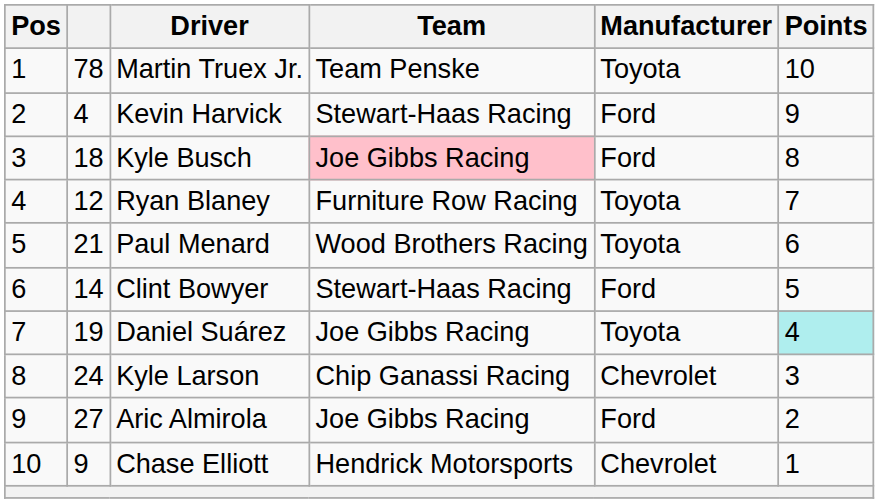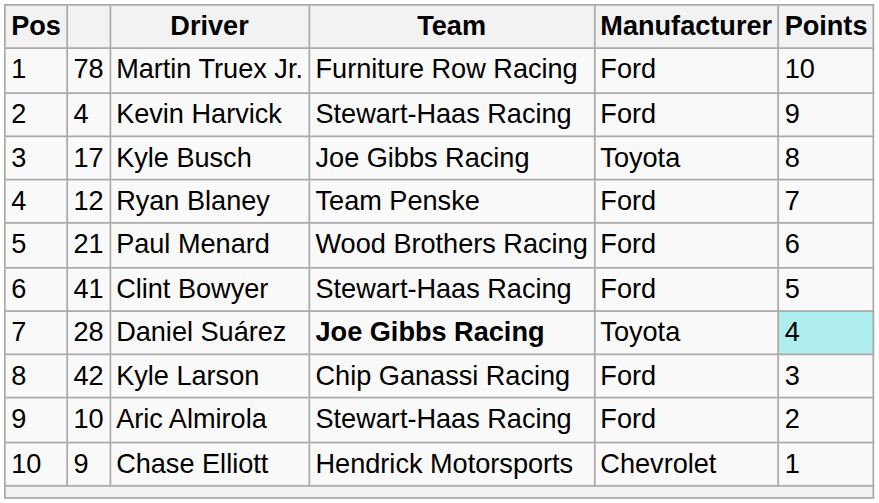(398, 69) Team Penske -> (447, 69) Furniture Row Racing
(640, 69) Toyota -> (628, 69) Ford
(88, 157) 18 -> (88, 157) 17
(423, 157) pink background -> (423, 157) no background
(628, 157) Ford -> (640, 157) Toyota
(447, 200) Furniture Row Racing -> (398, 200) Team Penske
(640, 200) Toyota -> (628, 200) Ford
(640, 244) Toyota -> (628, 244) Ford
(88, 288) 14 -> (88, 288) 41
(88, 331) 19 -> (88, 331) 28
(423, 331) normal -> (430, 331) bold
(88, 375) 24 -> (88, 375) 42
(658, 375) Chevrolet -> (628, 375) Ford
(88, 419) 27 -> (88, 419) 10
(423, 419) Joe Gibbs Racing -> (444, 419) Stewart-Haas Racing
